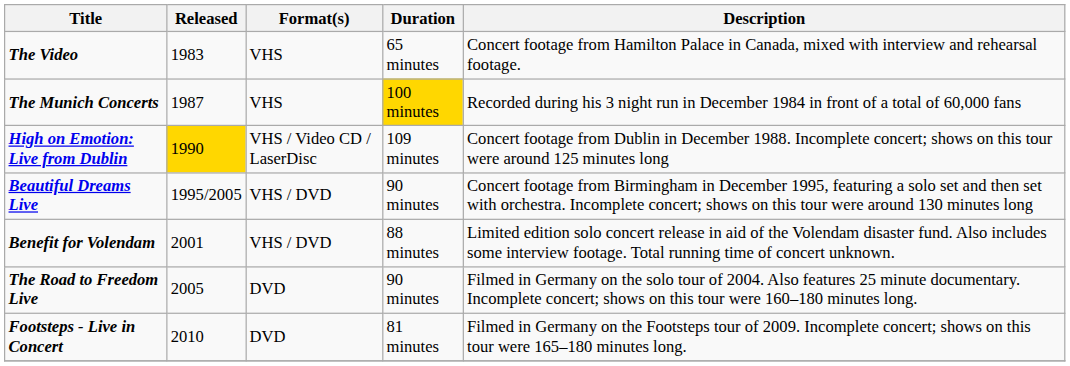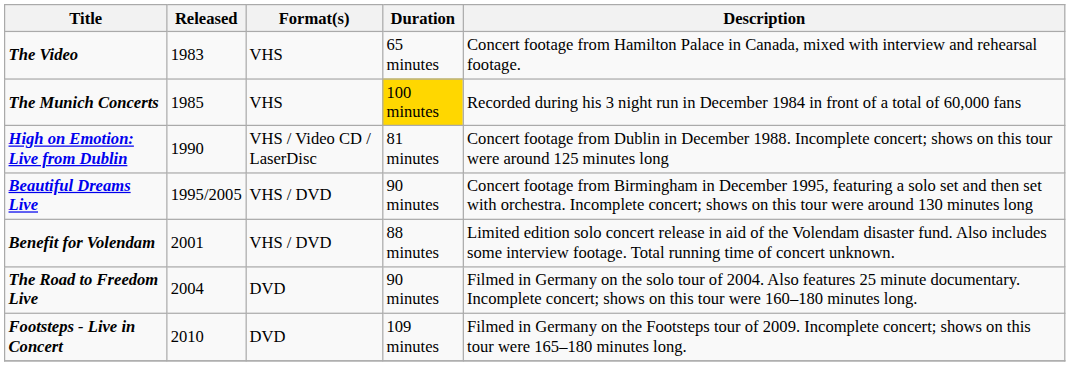(187, 101) 1987 -> (187, 101) 1985
(187, 148) gold background -> (187, 148) no background
(413, 148) 109 minutes -> (413, 148) 81 minutes
(187, 289) 2005 -> (187, 289) 2004
(413, 336) 81 minutes -> (413, 336) 109 minutes
